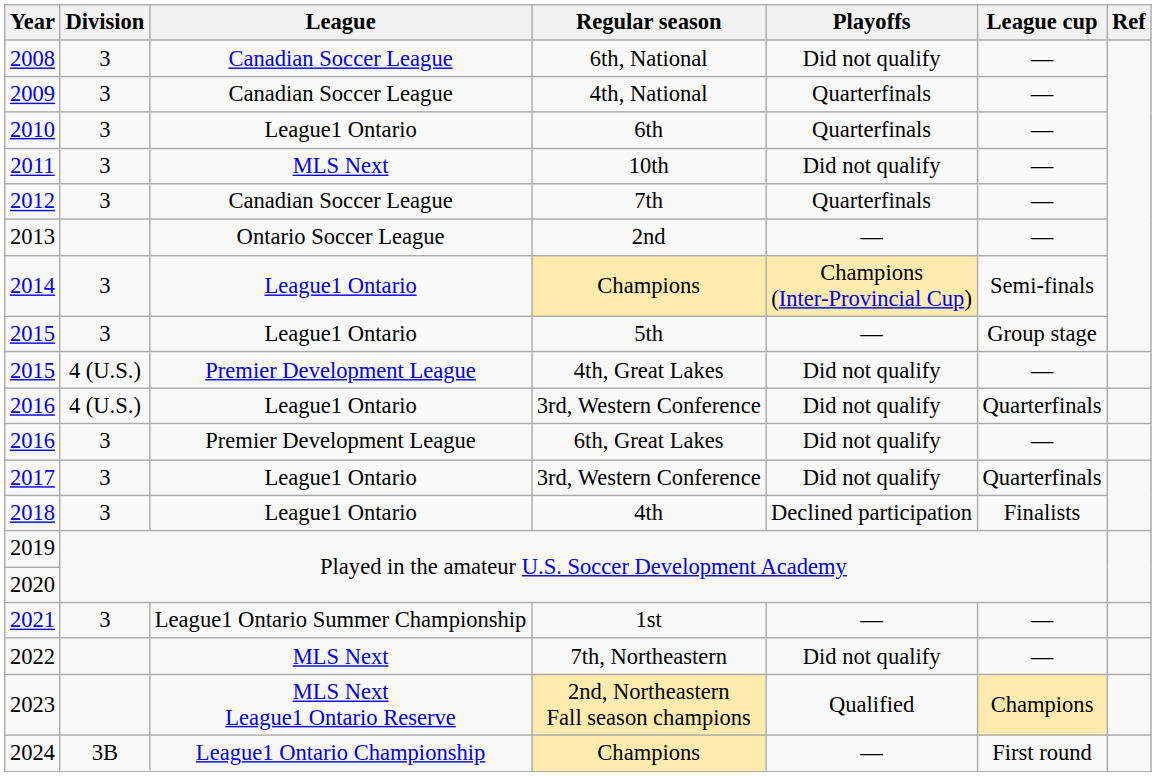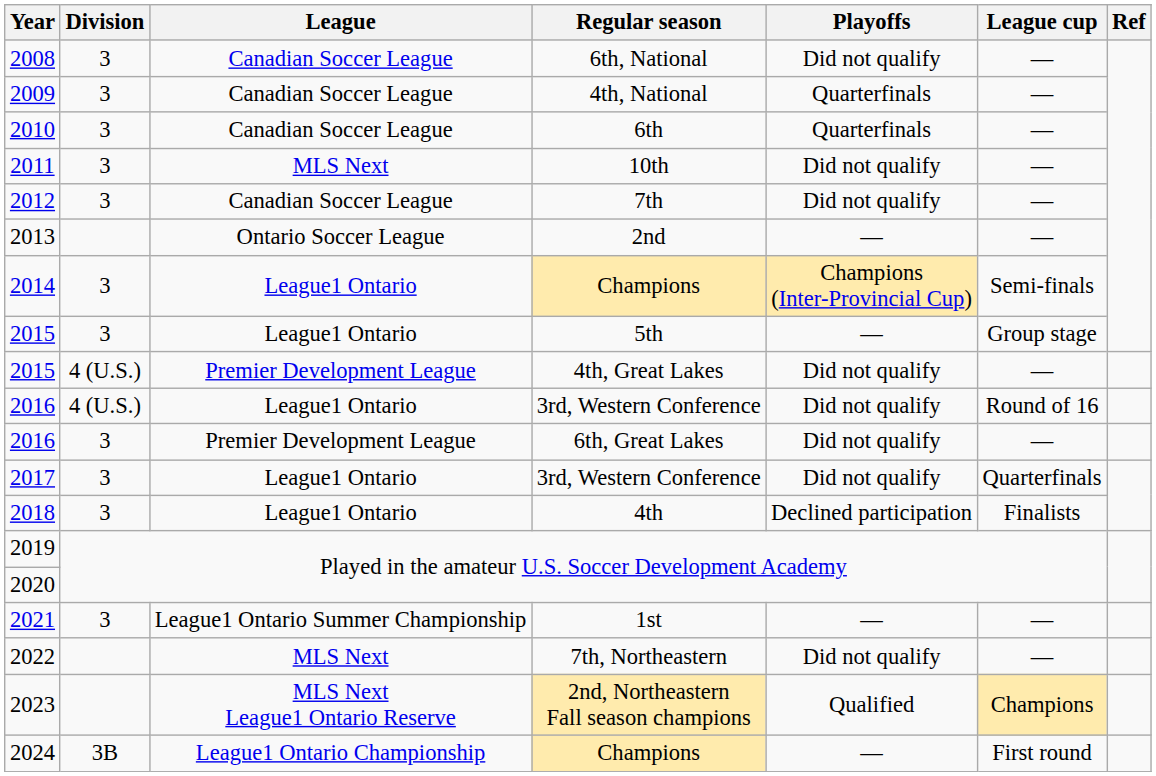(341, 129) League1 Ontario -> (341, 129) Canadian Soccer League
(872, 201) Quarterfinals -> (872, 201) Did not qualify
(1042, 405) Quarterfinals -> (1042, 405) Round of 16
